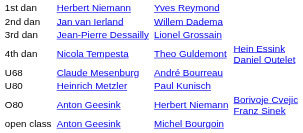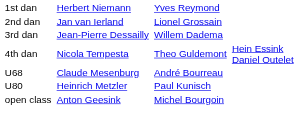(187, 21) Willem Dadema -> (187, 21) Lionel Grossain
(187, 35) Lionel Grossain -> (187, 35) Willem Dadema
- row: (14, 105)
